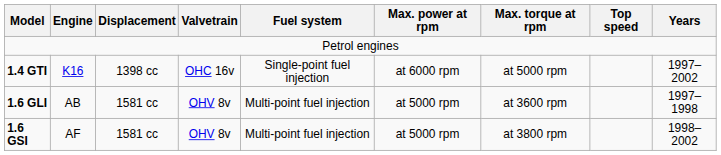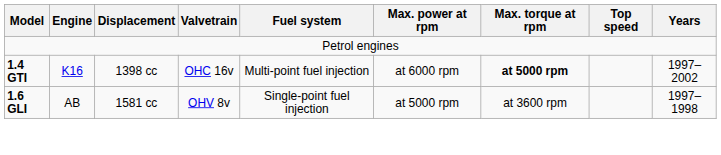(307, 70) Single-point fuel injection -> (307, 70) Multi-point fuel injection
(535, 70) normal -> (535, 70) bold
(307, 102) Multi-point fuel injection -> (307, 102) Single-point fuel injection
- row: (17, 134)
